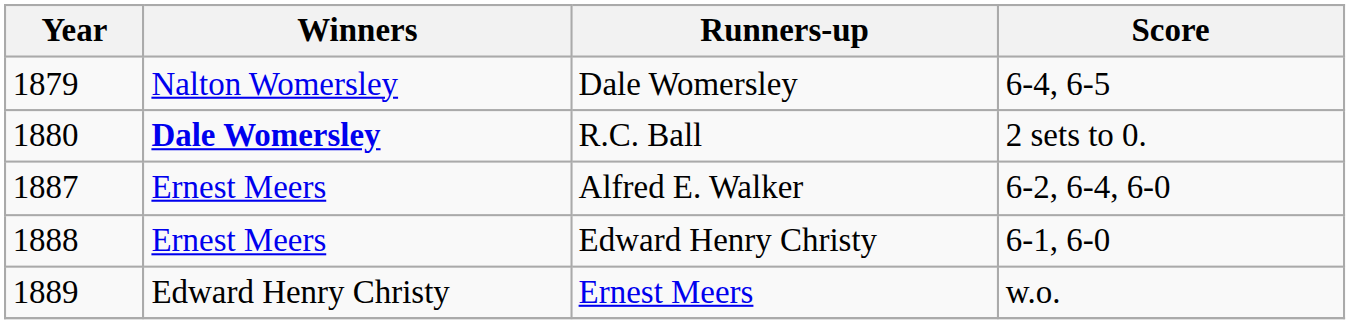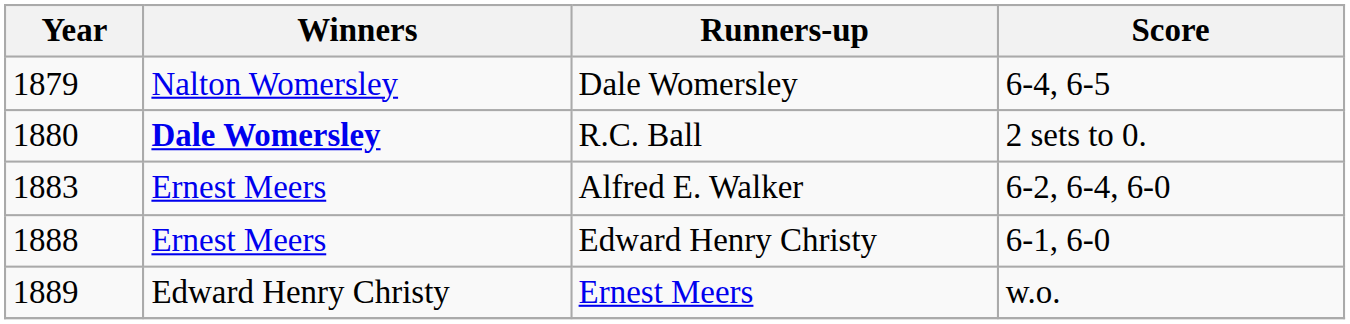(46, 187) 1887 -> (46, 187) 1883
